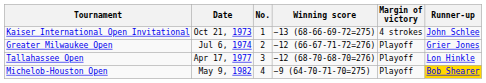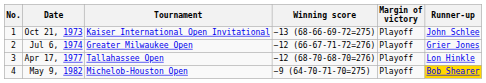columns swapped: (263, 16) <-> (98, 16)
(401, 33) 4 strokes -> (396, 33) Playoff
